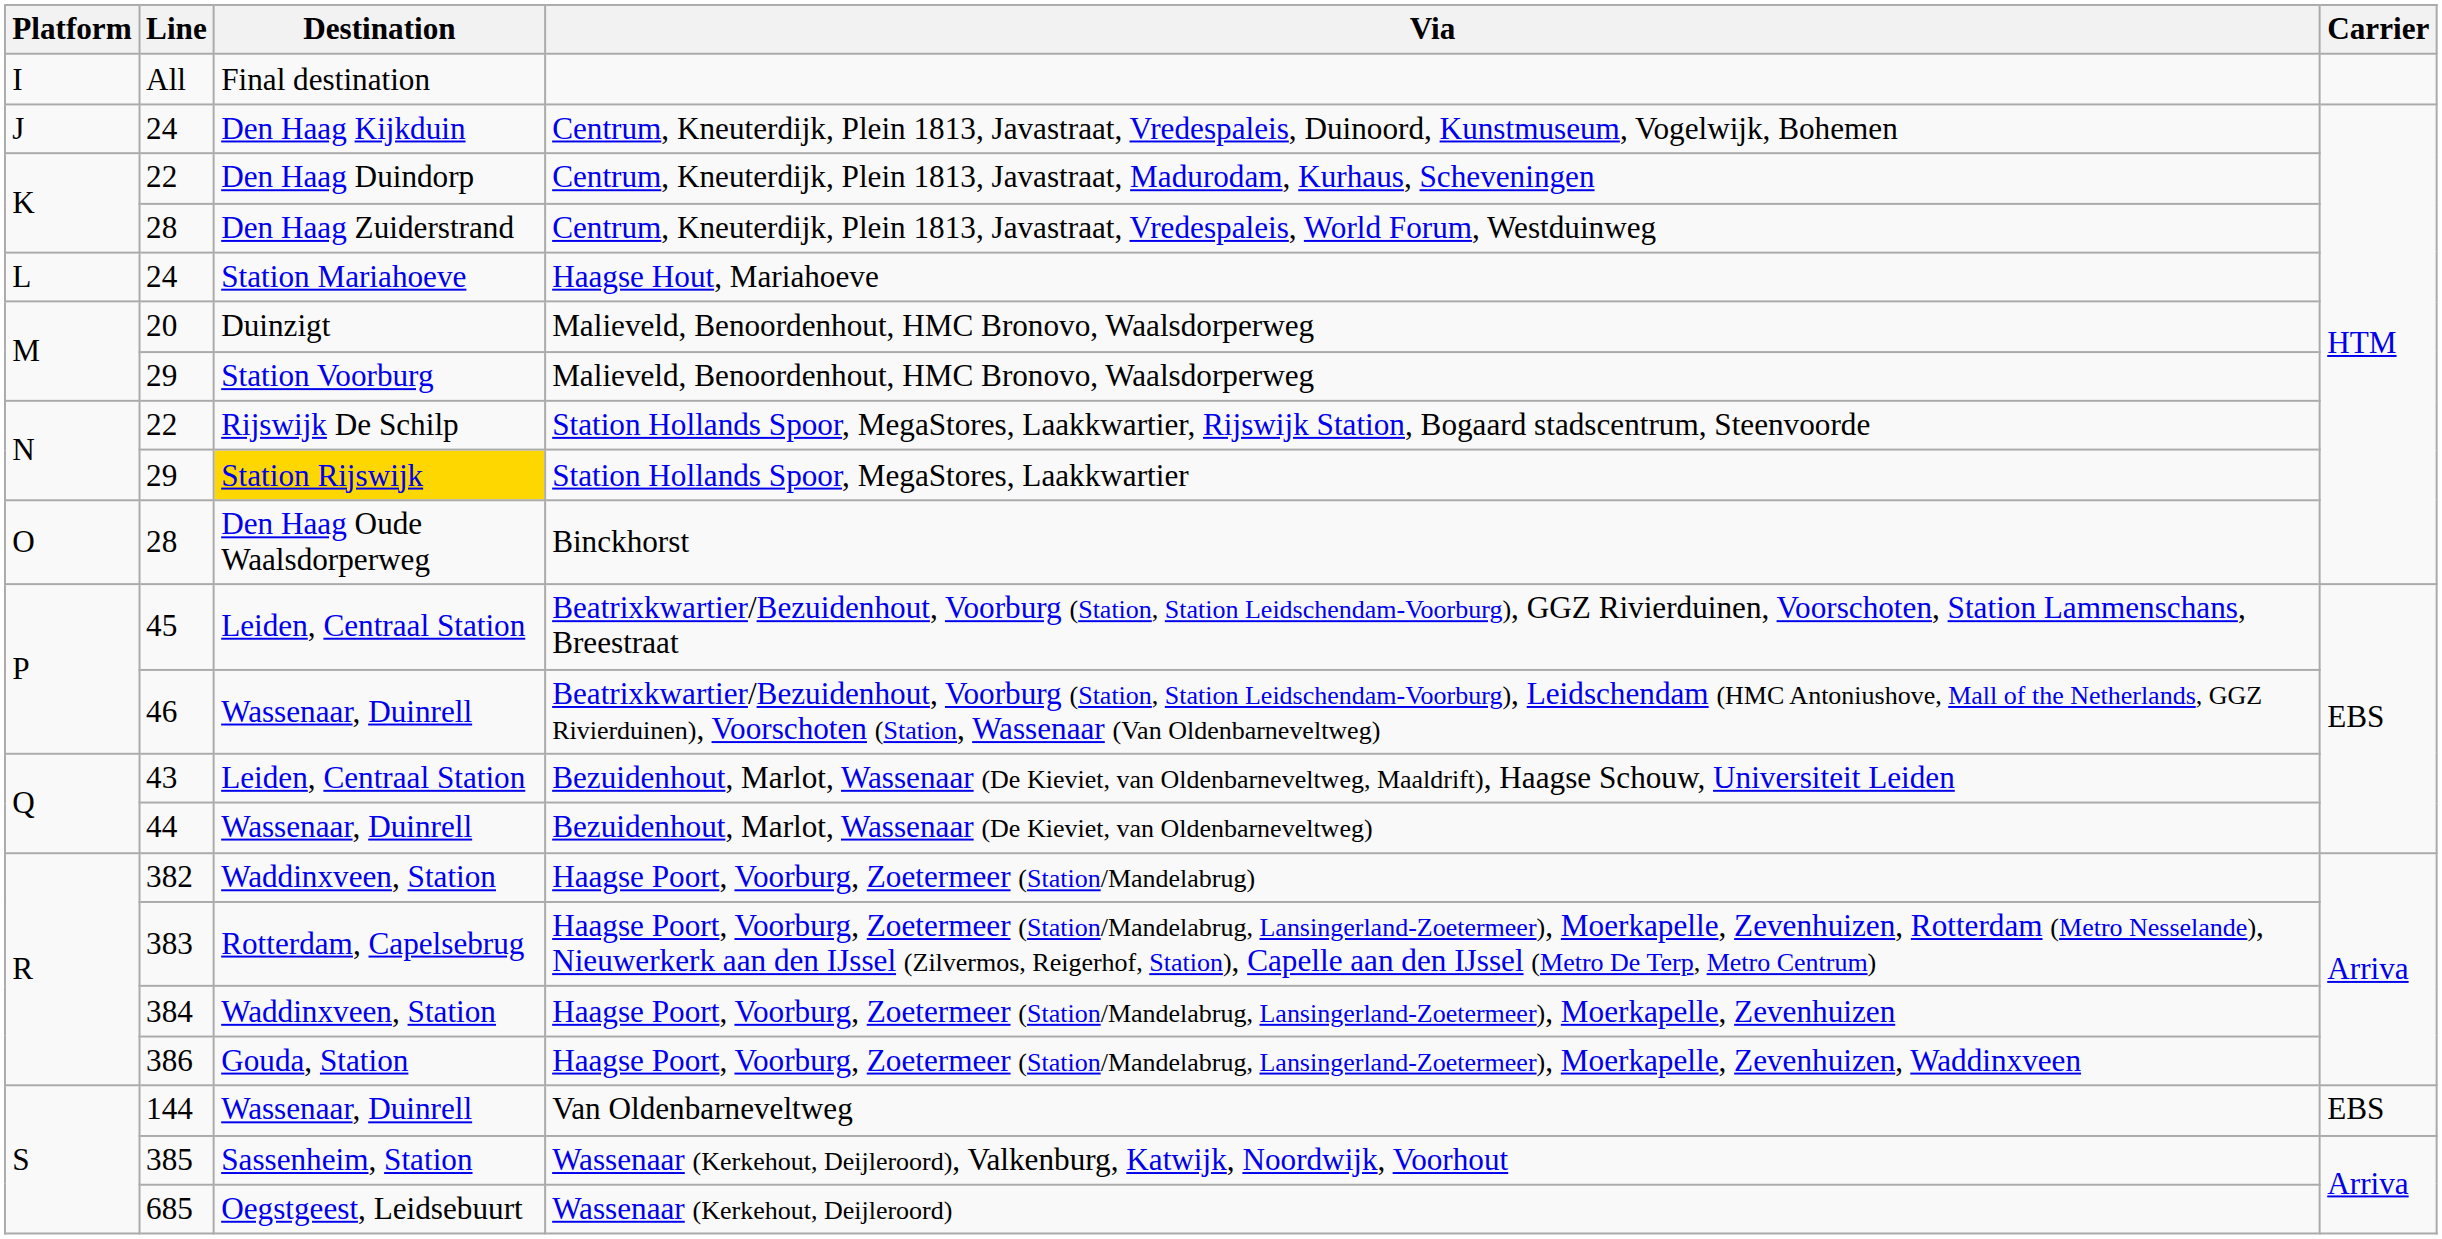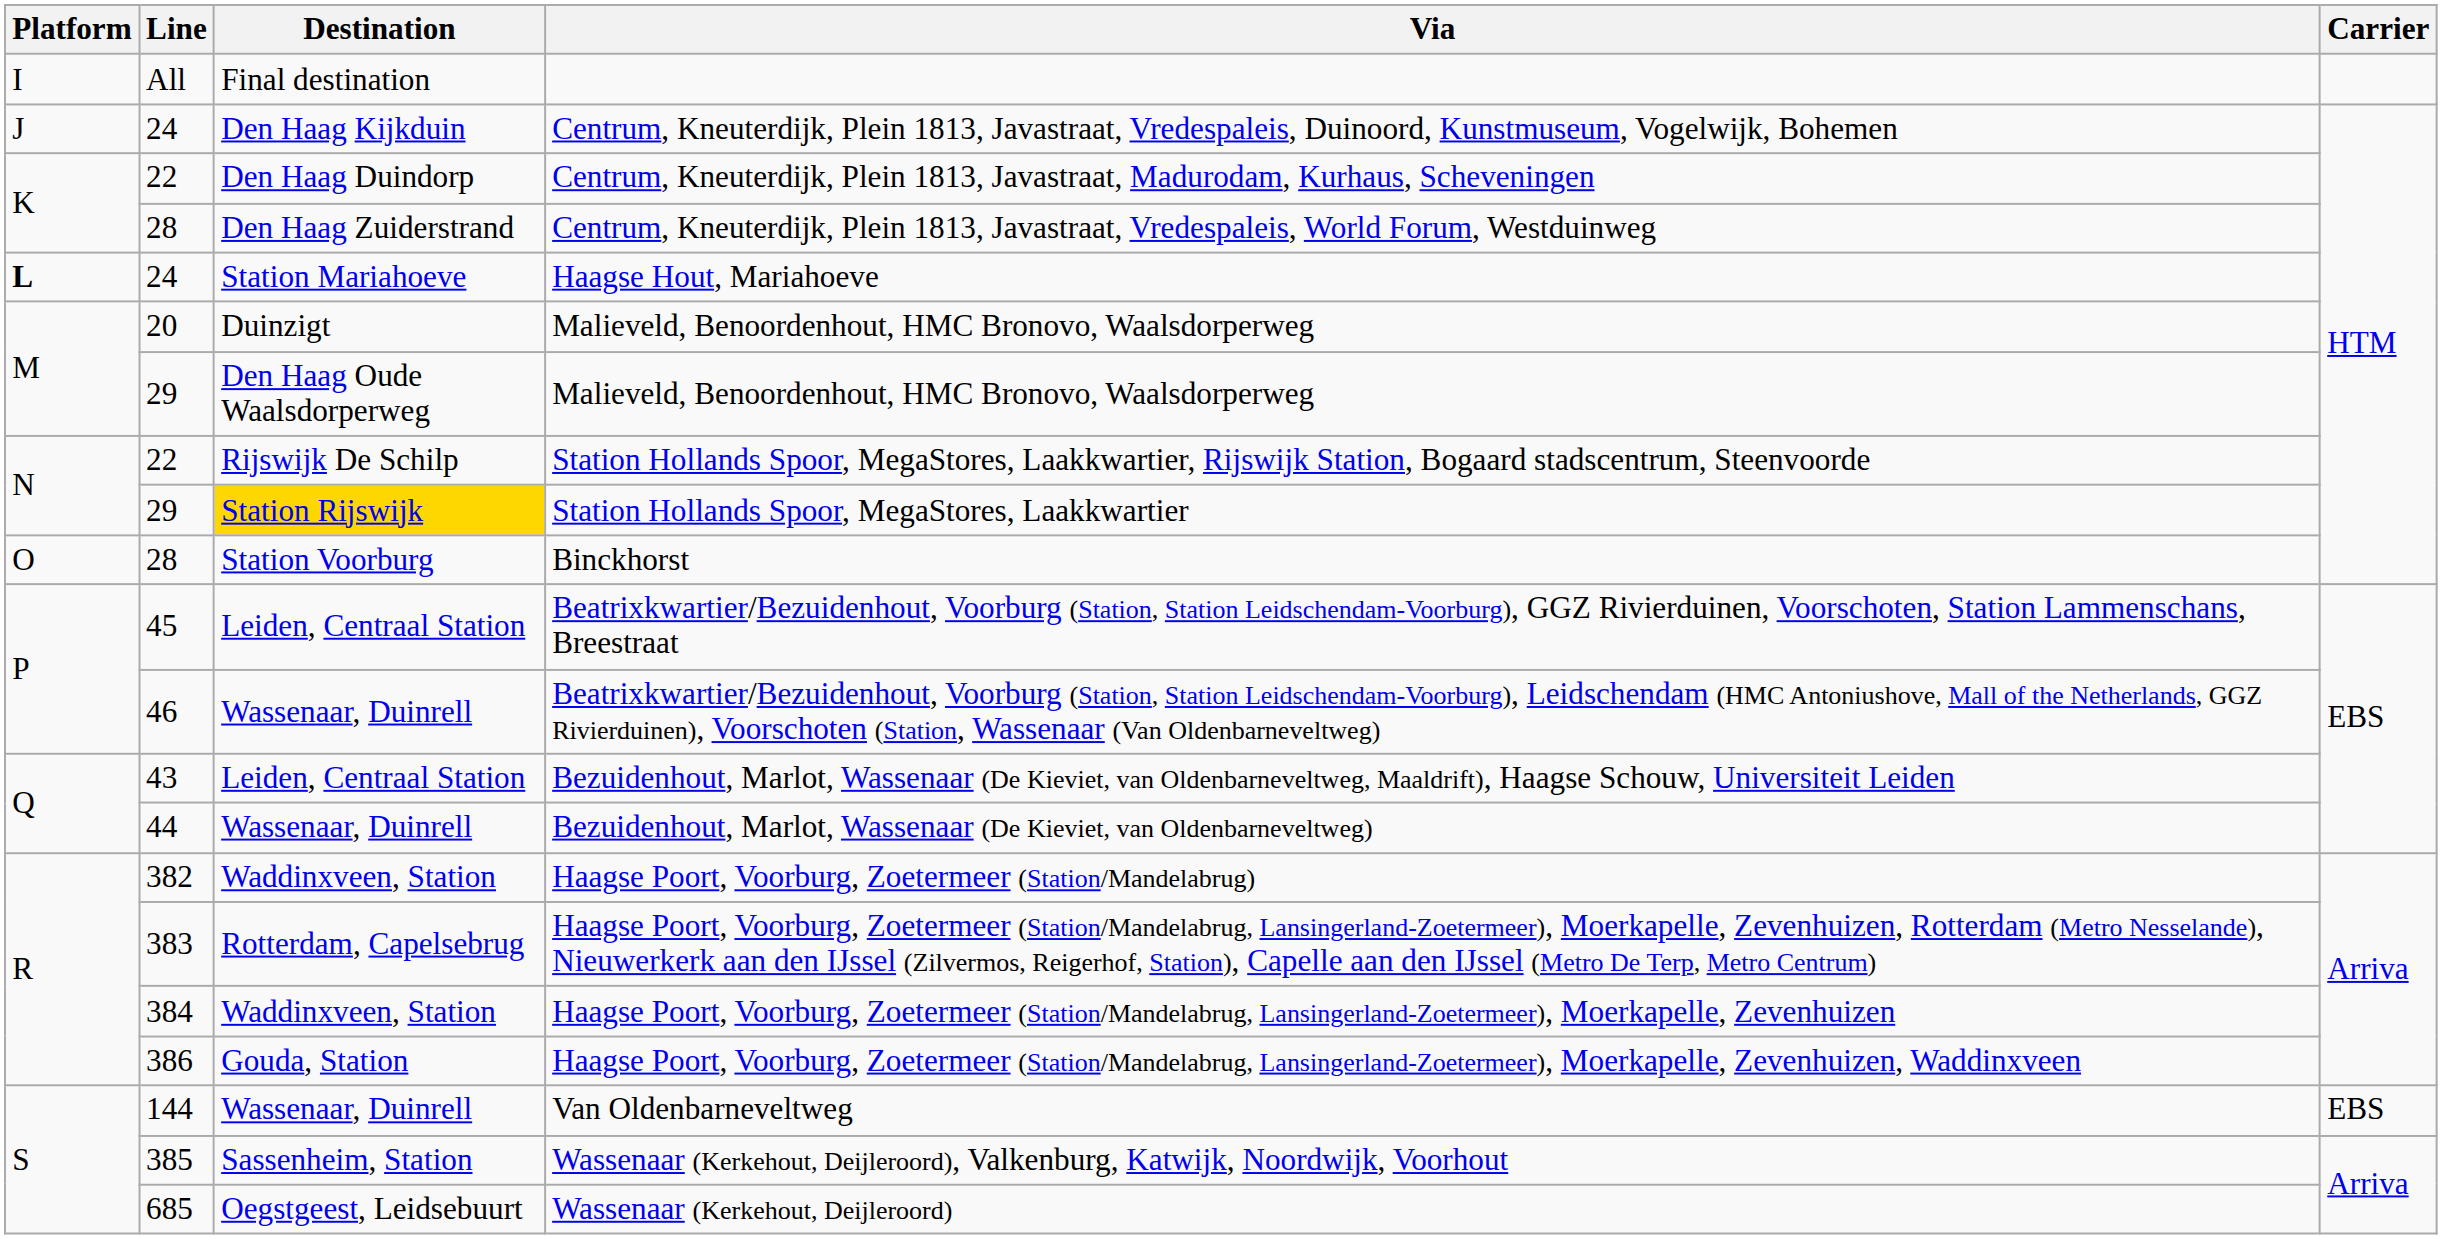(22, 276) normal -> (23, 276) bold
(327, 375) Station Voorburg -> (326, 393) Den Haag Oude Waalsdorperweg
(326, 541) Den Haag Oude Waalsdorperweg -> (327, 559) Station Voorburg
